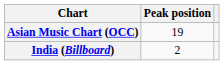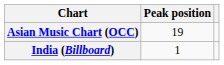(177, 50) 2 -> (177, 50) 1
